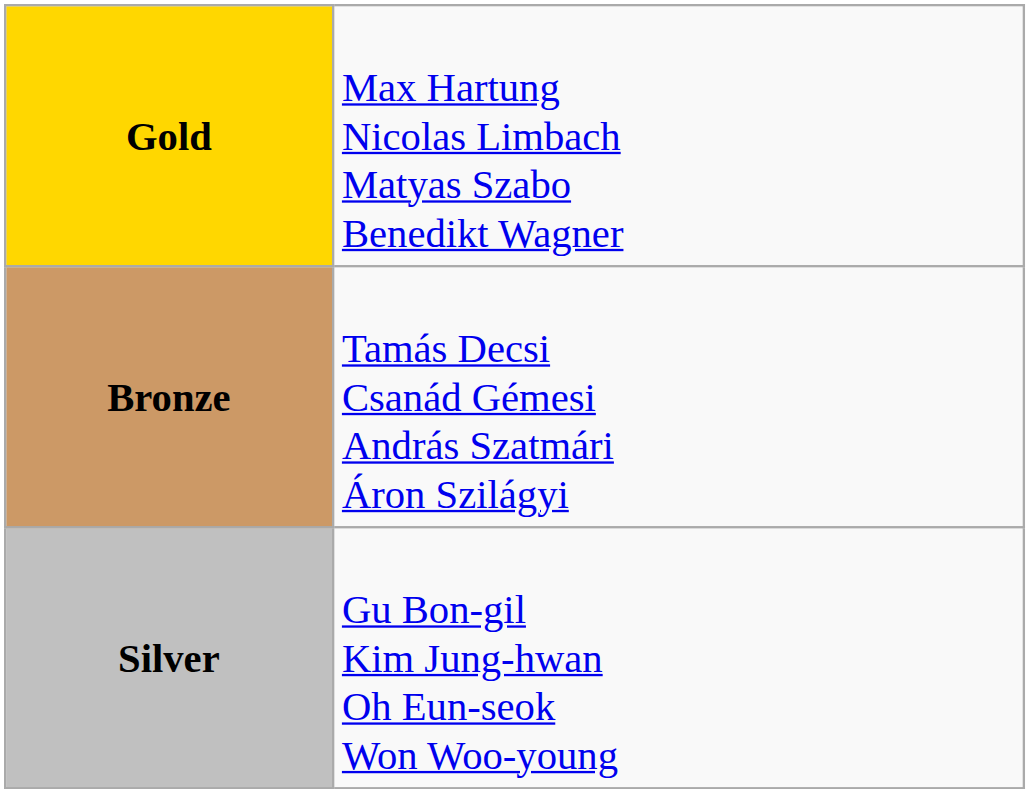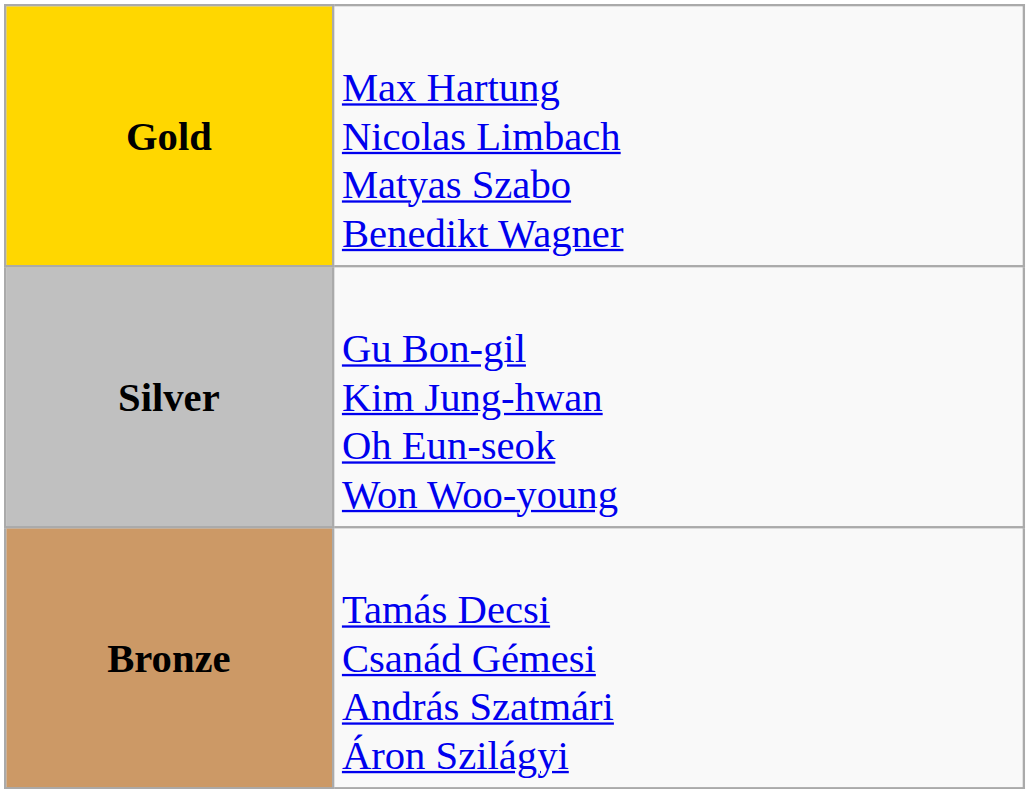rows swapped: (169, 656) <-> (169, 395)
